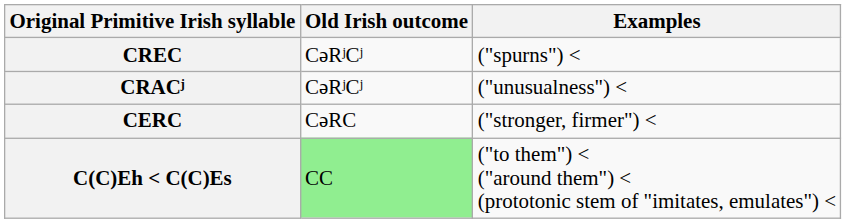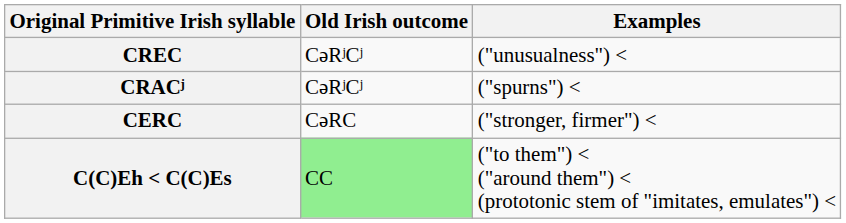(529, 54) ("spurns") < -> (552, 54) ("unusualness") <
(552, 87) ("unusualness") < -> (529, 87) ("spurns") <
